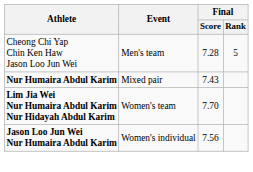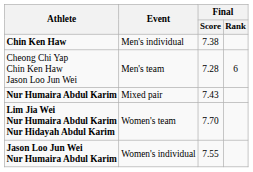+ row: (36, 42)
(236, 53) 5 -> (236, 69) 6
(210, 138) 7.56 -> (210, 154) 7.55
